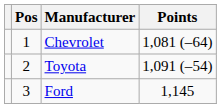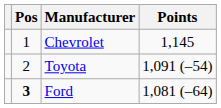(177, 41) 1,081 (–64) -> (177, 41) 1,145
(26, 91) normal -> (26, 91) bold
(177, 91) 1,145 -> (177, 91) 1,081 (–64)
